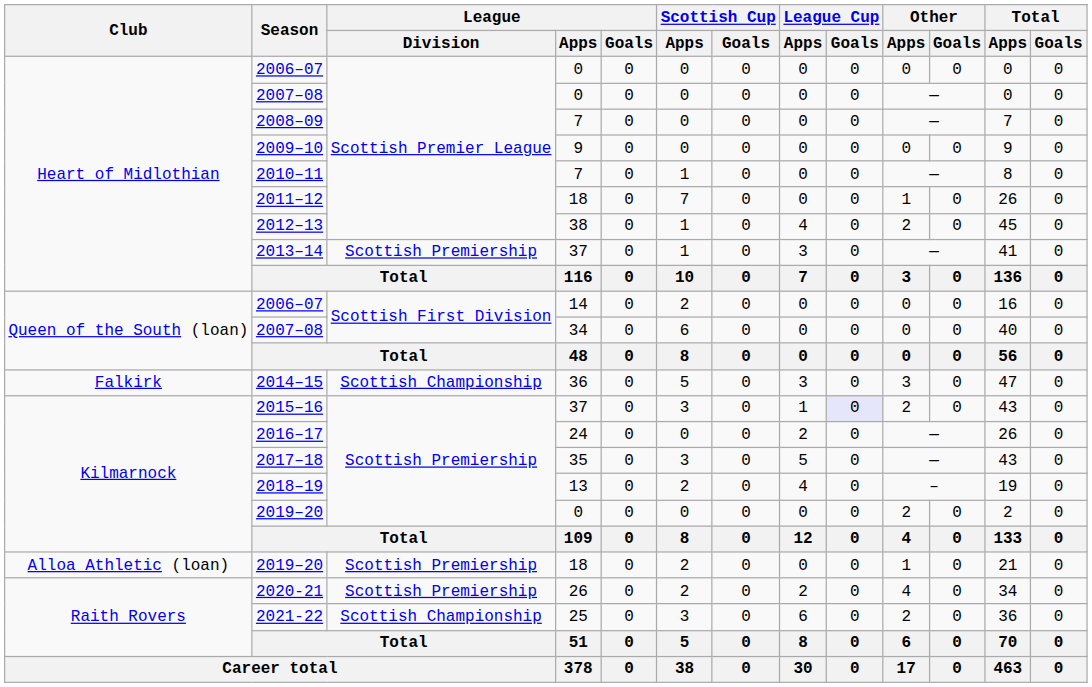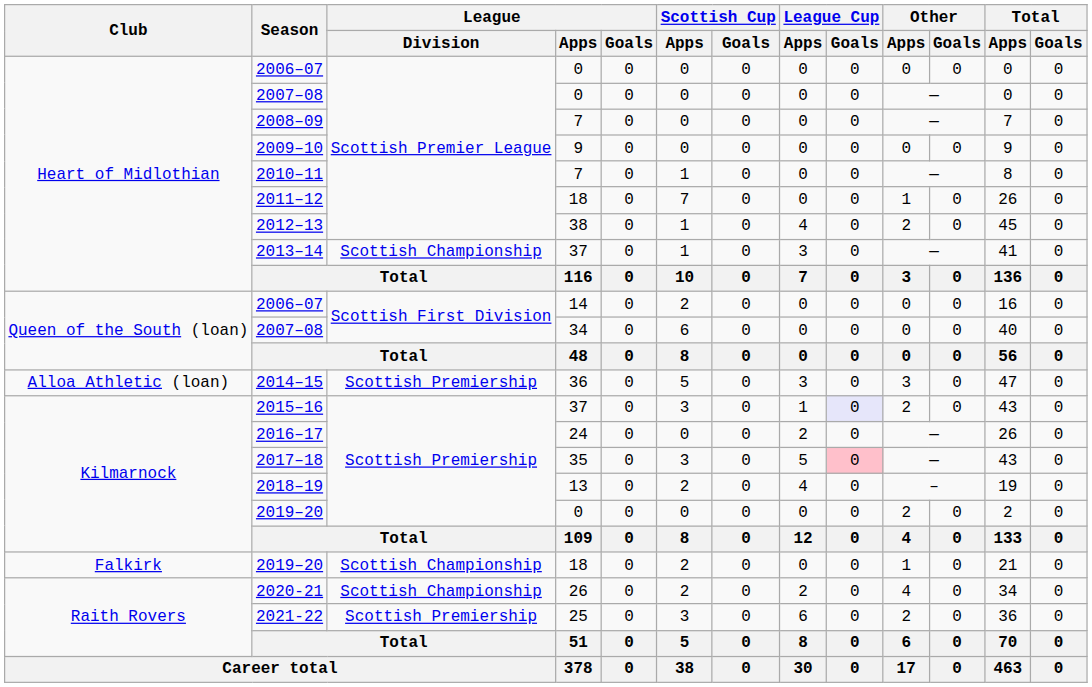(441, 252) Scottish Premiership -> (441, 252) Scottish Championship
(128, 382) Falkirk -> (128, 382) Alloa Athletic (loan)
(441, 382) Scottish Championship -> (441, 382) Scottish Premiership
(855, 461) no background -> (855, 461) pink background
(128, 565) Alloa Athletic (loan) -> (128, 565) Falkirk
(441, 565) Scottish Premiership -> (441, 565) Scottish Championship
(441, 591) Scottish Premiership -> (441, 591) Scottish Championship
(441, 617) Scottish Championship -> (441, 617) Scottish Premiership
